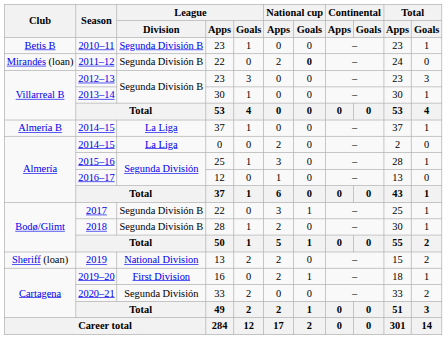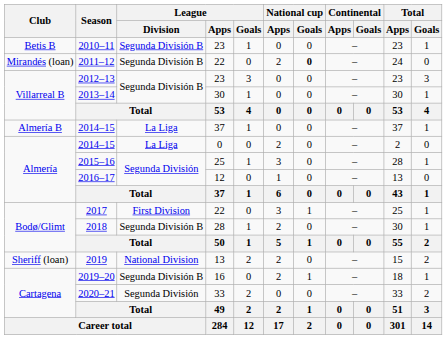(161, 210) Segunda División B -> (161, 210) First Division
(161, 276) First Division -> (161, 276) Segunda División B
